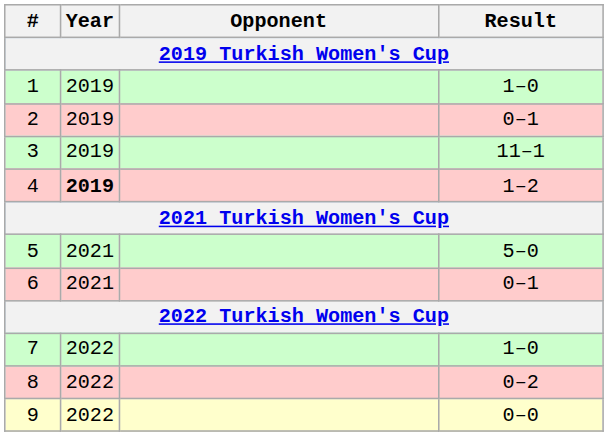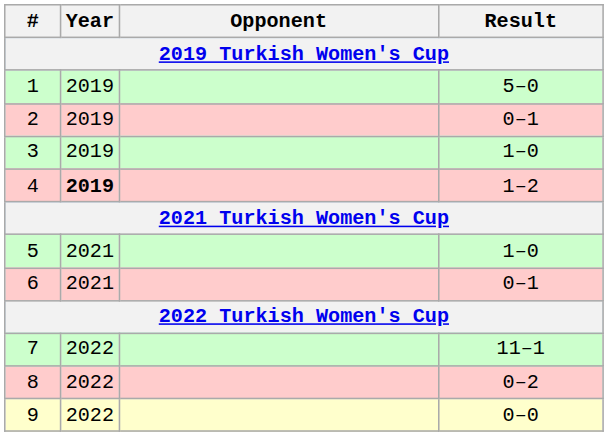(521, 87) 1–0 -> (521, 87) 5–0
(521, 153) 11–1 -> (521, 153) 1–0
(521, 251) 5–0 -> (521, 251) 1–0
(521, 350) 1–0 -> (521, 350) 11–1
